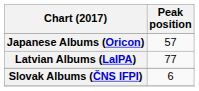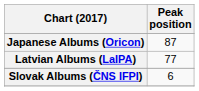(170, 42) 57 -> (170, 42) 87
